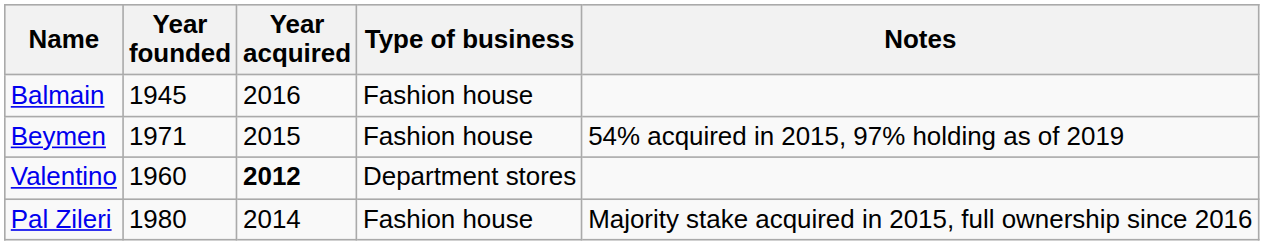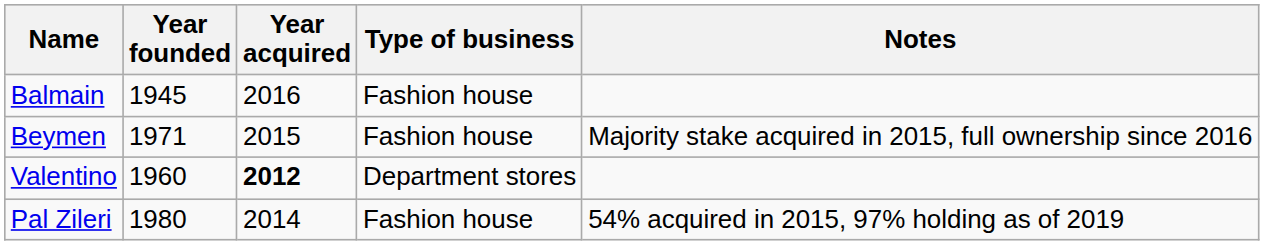(856, 136) 54% acquired in 2015, 97% holding as of 2019 -> (920, 136) Majority stake acquired in 2015, full ownership since 2016
(920, 218) Majority stake acquired in 2015, full ownership since 2016 -> (856, 218) 54% acquired in 2015, 97% holding as of 2019
